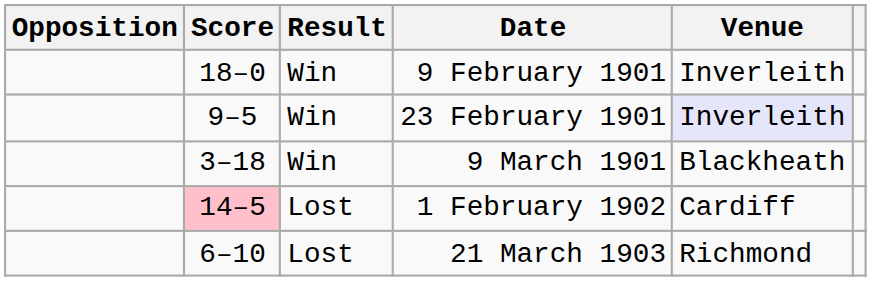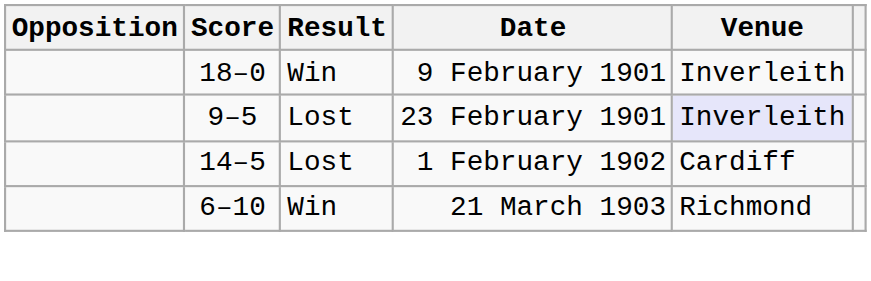(312, 118) Win -> (321, 118) Lost
- row: (566, 163)
(233, 208) pink background -> (233, 163) no background
(321, 253) Lost -> (312, 208) Win
